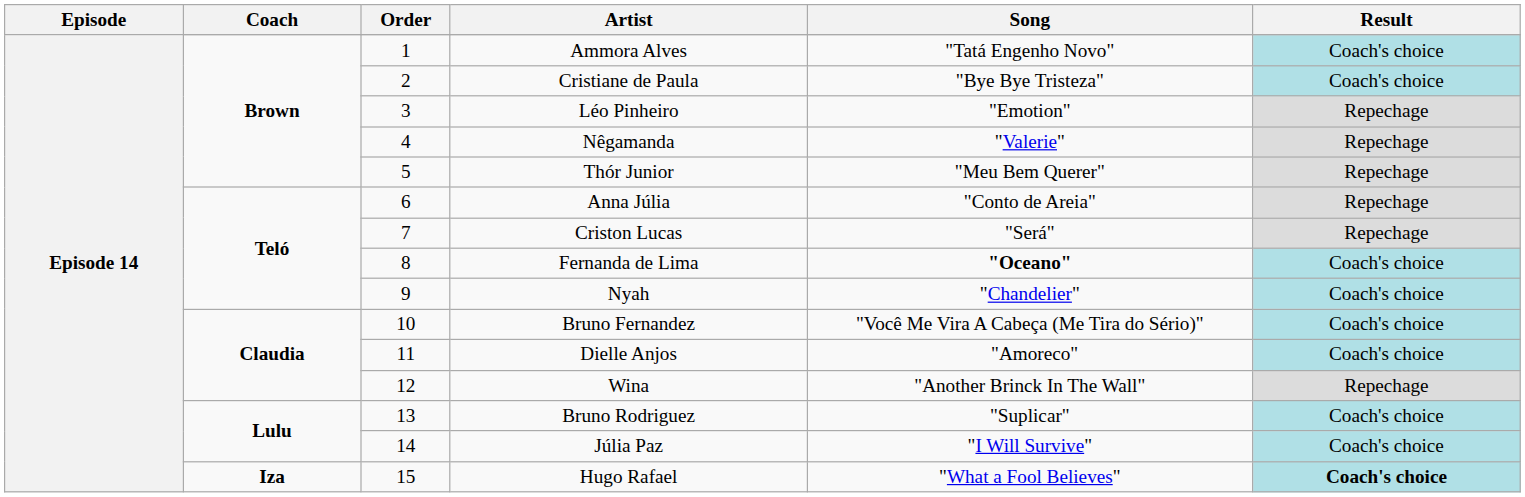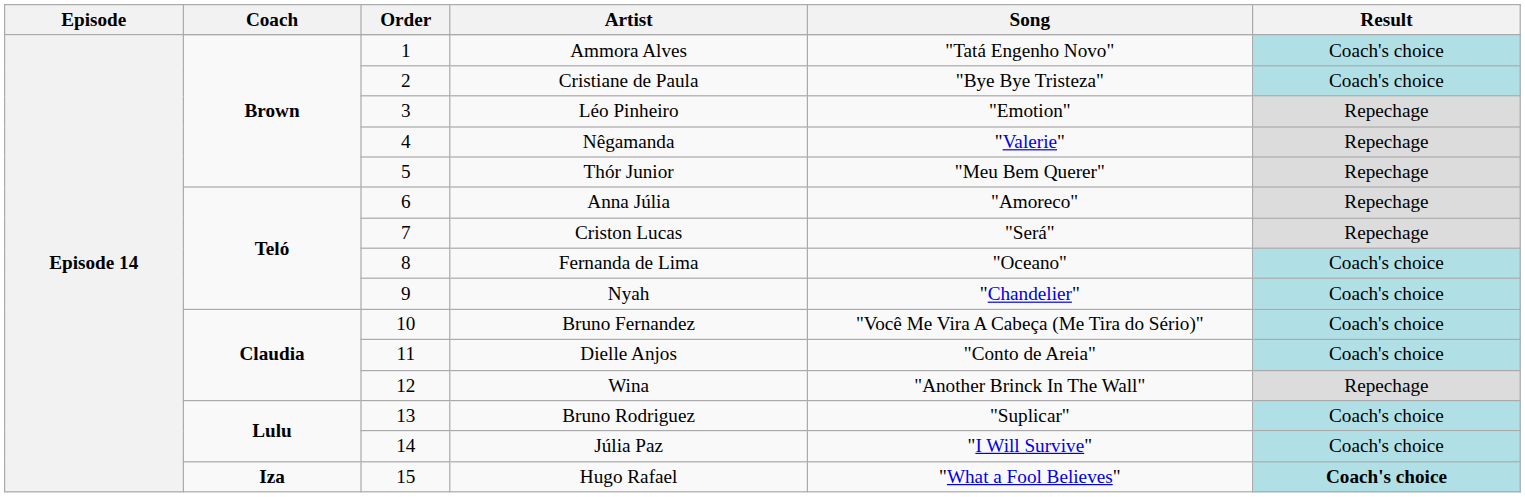(1030, 202) "Conto de Areia" -> (1030, 202) "Amoreco"
(1030, 263) bold -> (1030, 263) normal
(1030, 354) "Amoreco" -> (1030, 354) "Conto de Areia"
